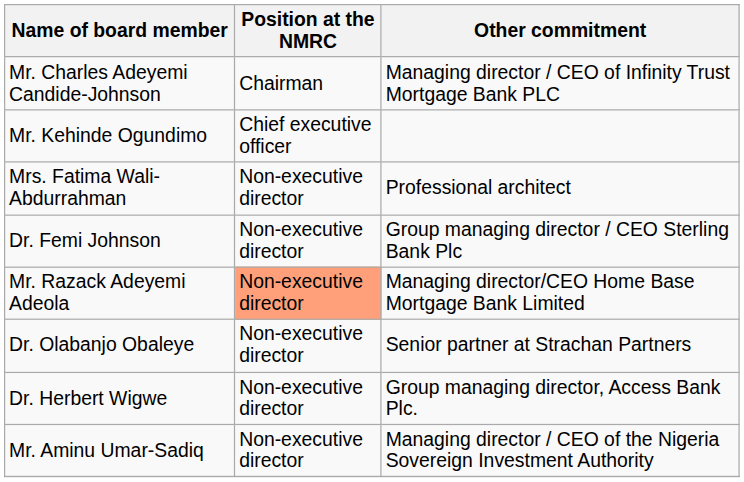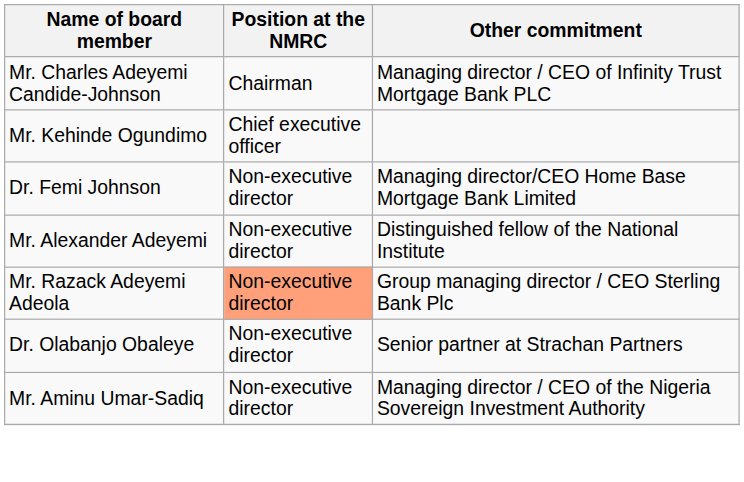- row: (85, 188)
(557, 240) Group managing director / CEO Sterling Bank Plc -> (531, 188) Managing director/CEO Home Base Mortgage Bank Limited
+ row: (108, 240)
(540, 293) Managing director/CEO Home Base Mortgage Bank Limited -> (549, 293) Group managing director / CEO Sterling Bank Plc
- row: (88, 398)
